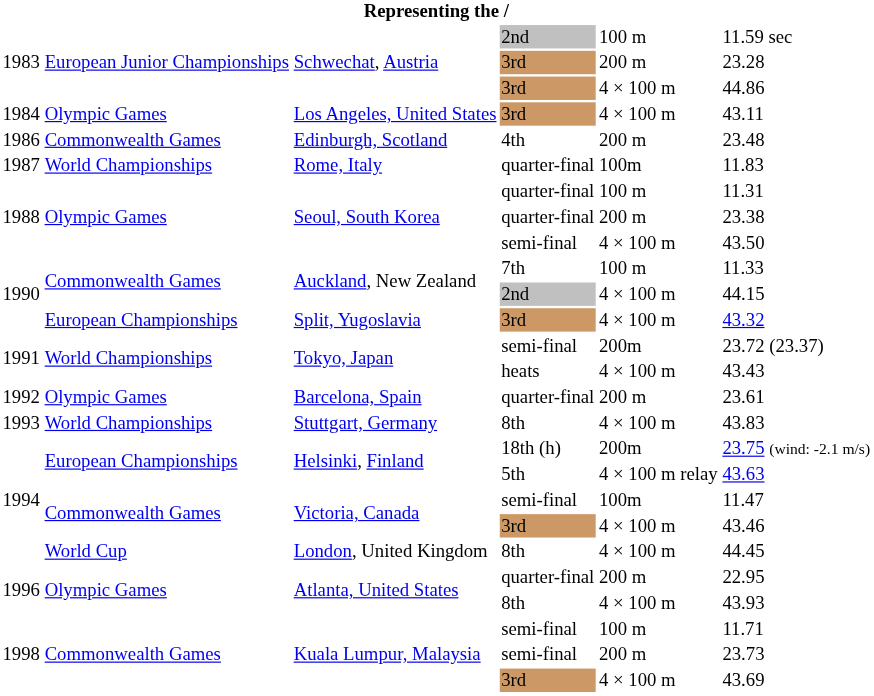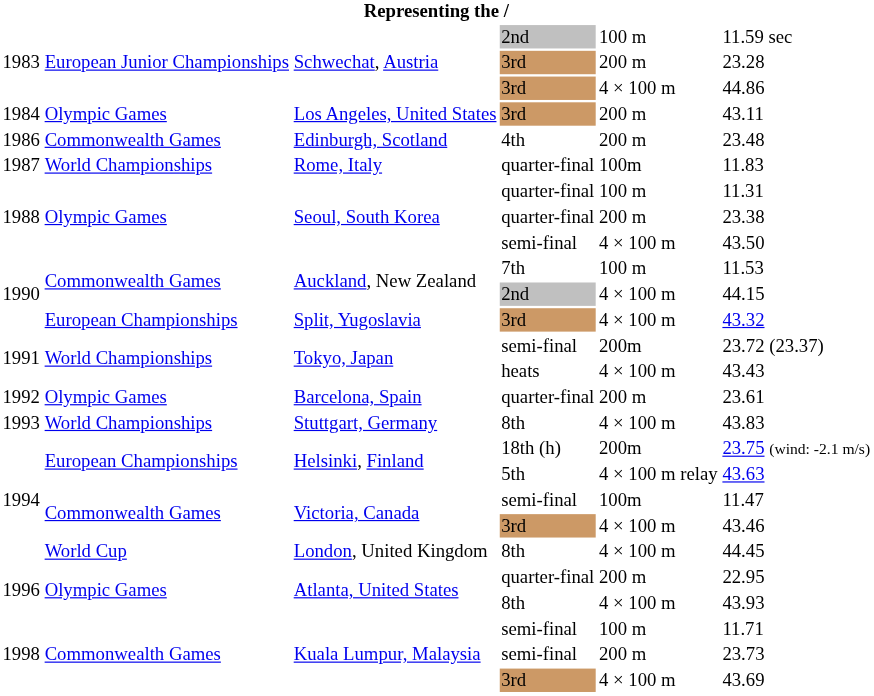(637, 113) 4 × 100 m -> (623, 113) 200 m
(743, 268) 11.33 -> (743, 268) 11.53
